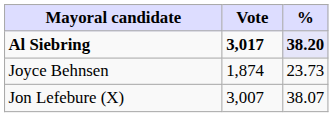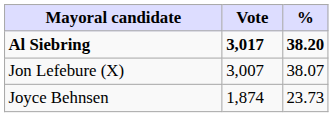(305, 44) lavender background -> (305, 44) no background
rows swapped: (66, 97) <-> (59, 71)
